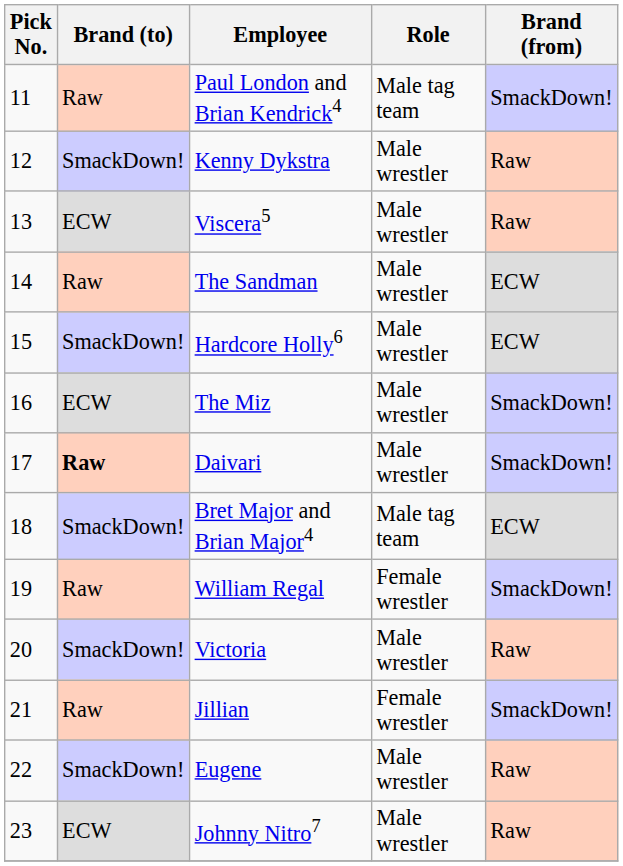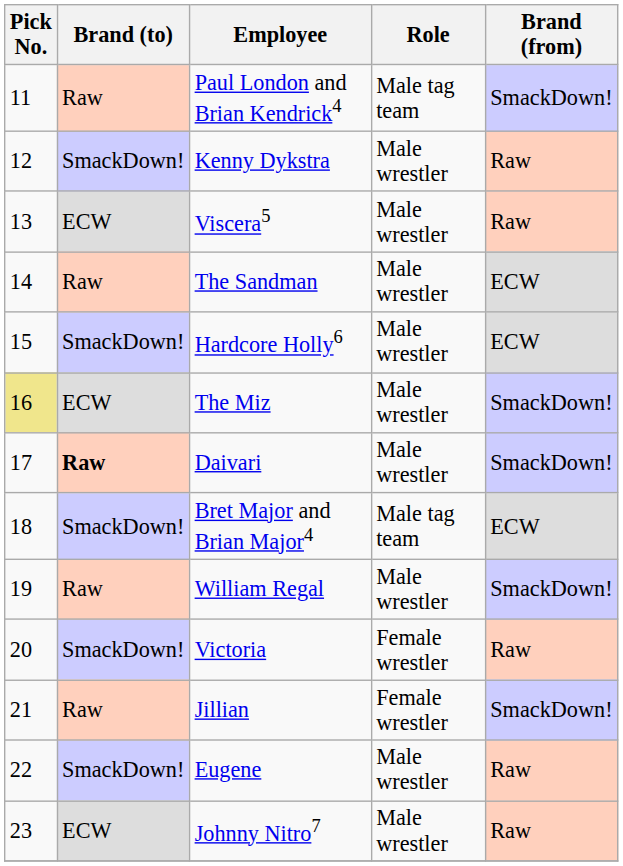(21, 402) no background -> (21, 402) khaki background
(412, 589) Female wrestler -> (412, 589) Male wrestler
(412, 649) Male wrestler -> (412, 649) Female wrestler
